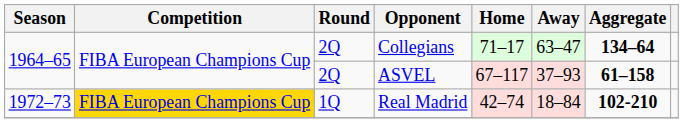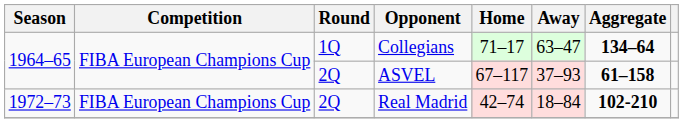(329, 46) 2Q -> (329, 46) 1Q
(195, 103) gold background -> (195, 103) no background
(329, 103) 1Q -> (329, 103) 2Q
